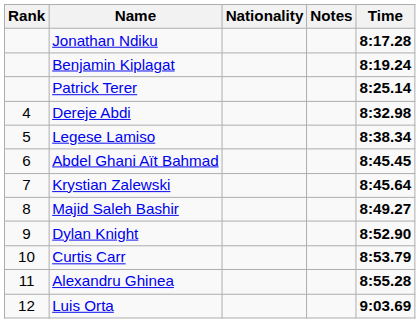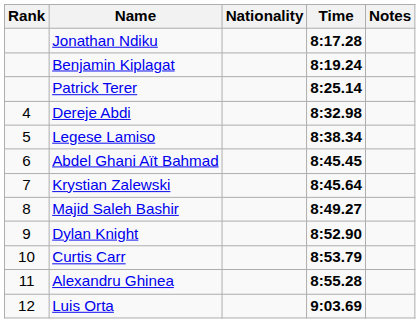columns swapped: (385, 16) <-> (331, 16)
